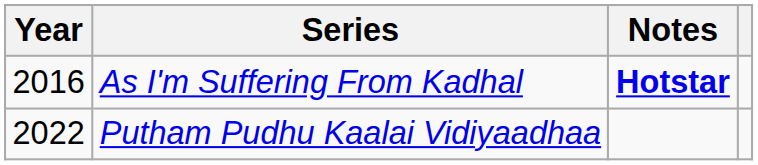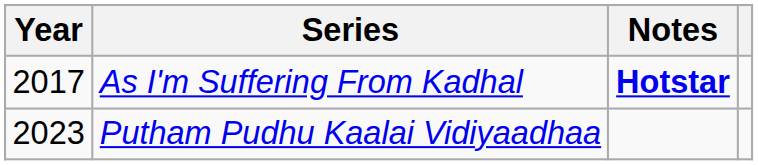(49, 81) 2016 -> (49, 81) 2017
(49, 133) 2022 -> (49, 133) 2023
